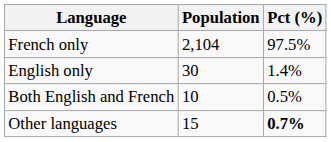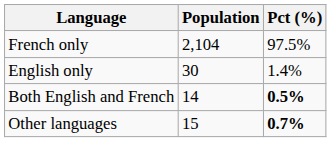(190, 96) 10 -> (190, 96) 14
(285, 96) normal -> (286, 96) bold
